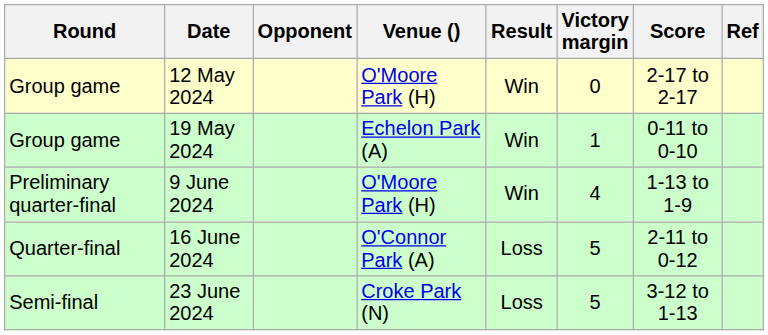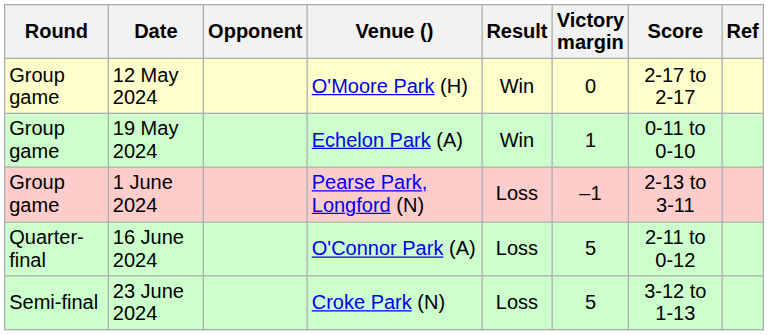+ row: (143, 194)
- row: (199, 194)
